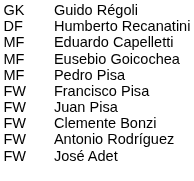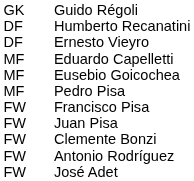+ row: (101, 42)
